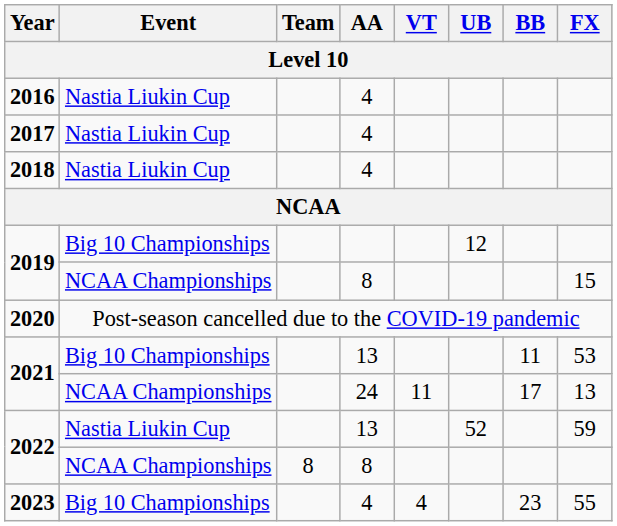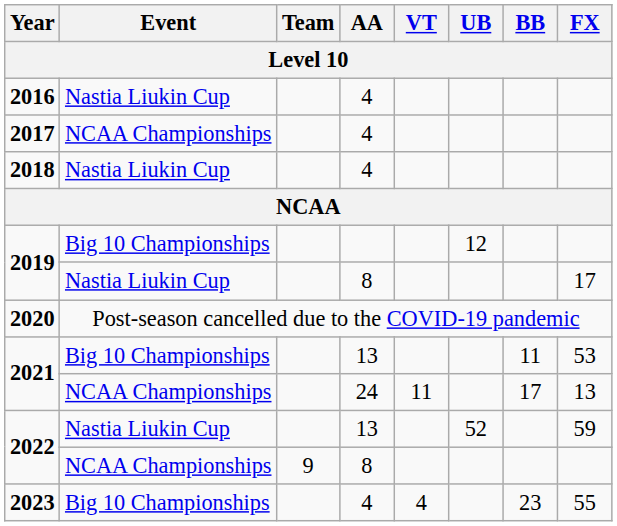(147, 133) Nastia Liukin Cup -> (168, 133) NCAA Championships
(168, 281) NCAA Championships -> (147, 281) Nastia Liukin Cup
(585, 281) 15 -> (585, 281) 17
(308, 465) 8 -> (308, 465) 9
